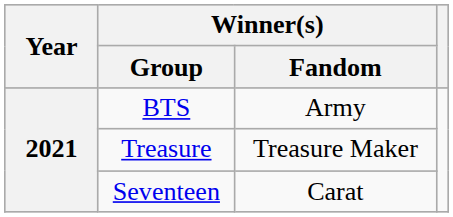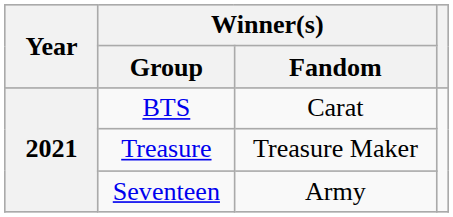(335, 107) Army -> (335, 107) Carat
(335, 190) Carat -> (335, 190) Army
